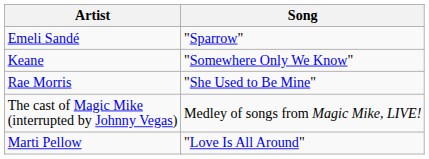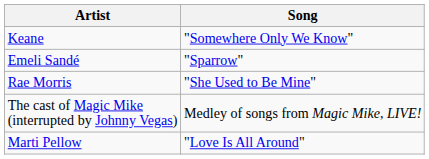rows swapped: (43, 37) <-> (26, 60)
